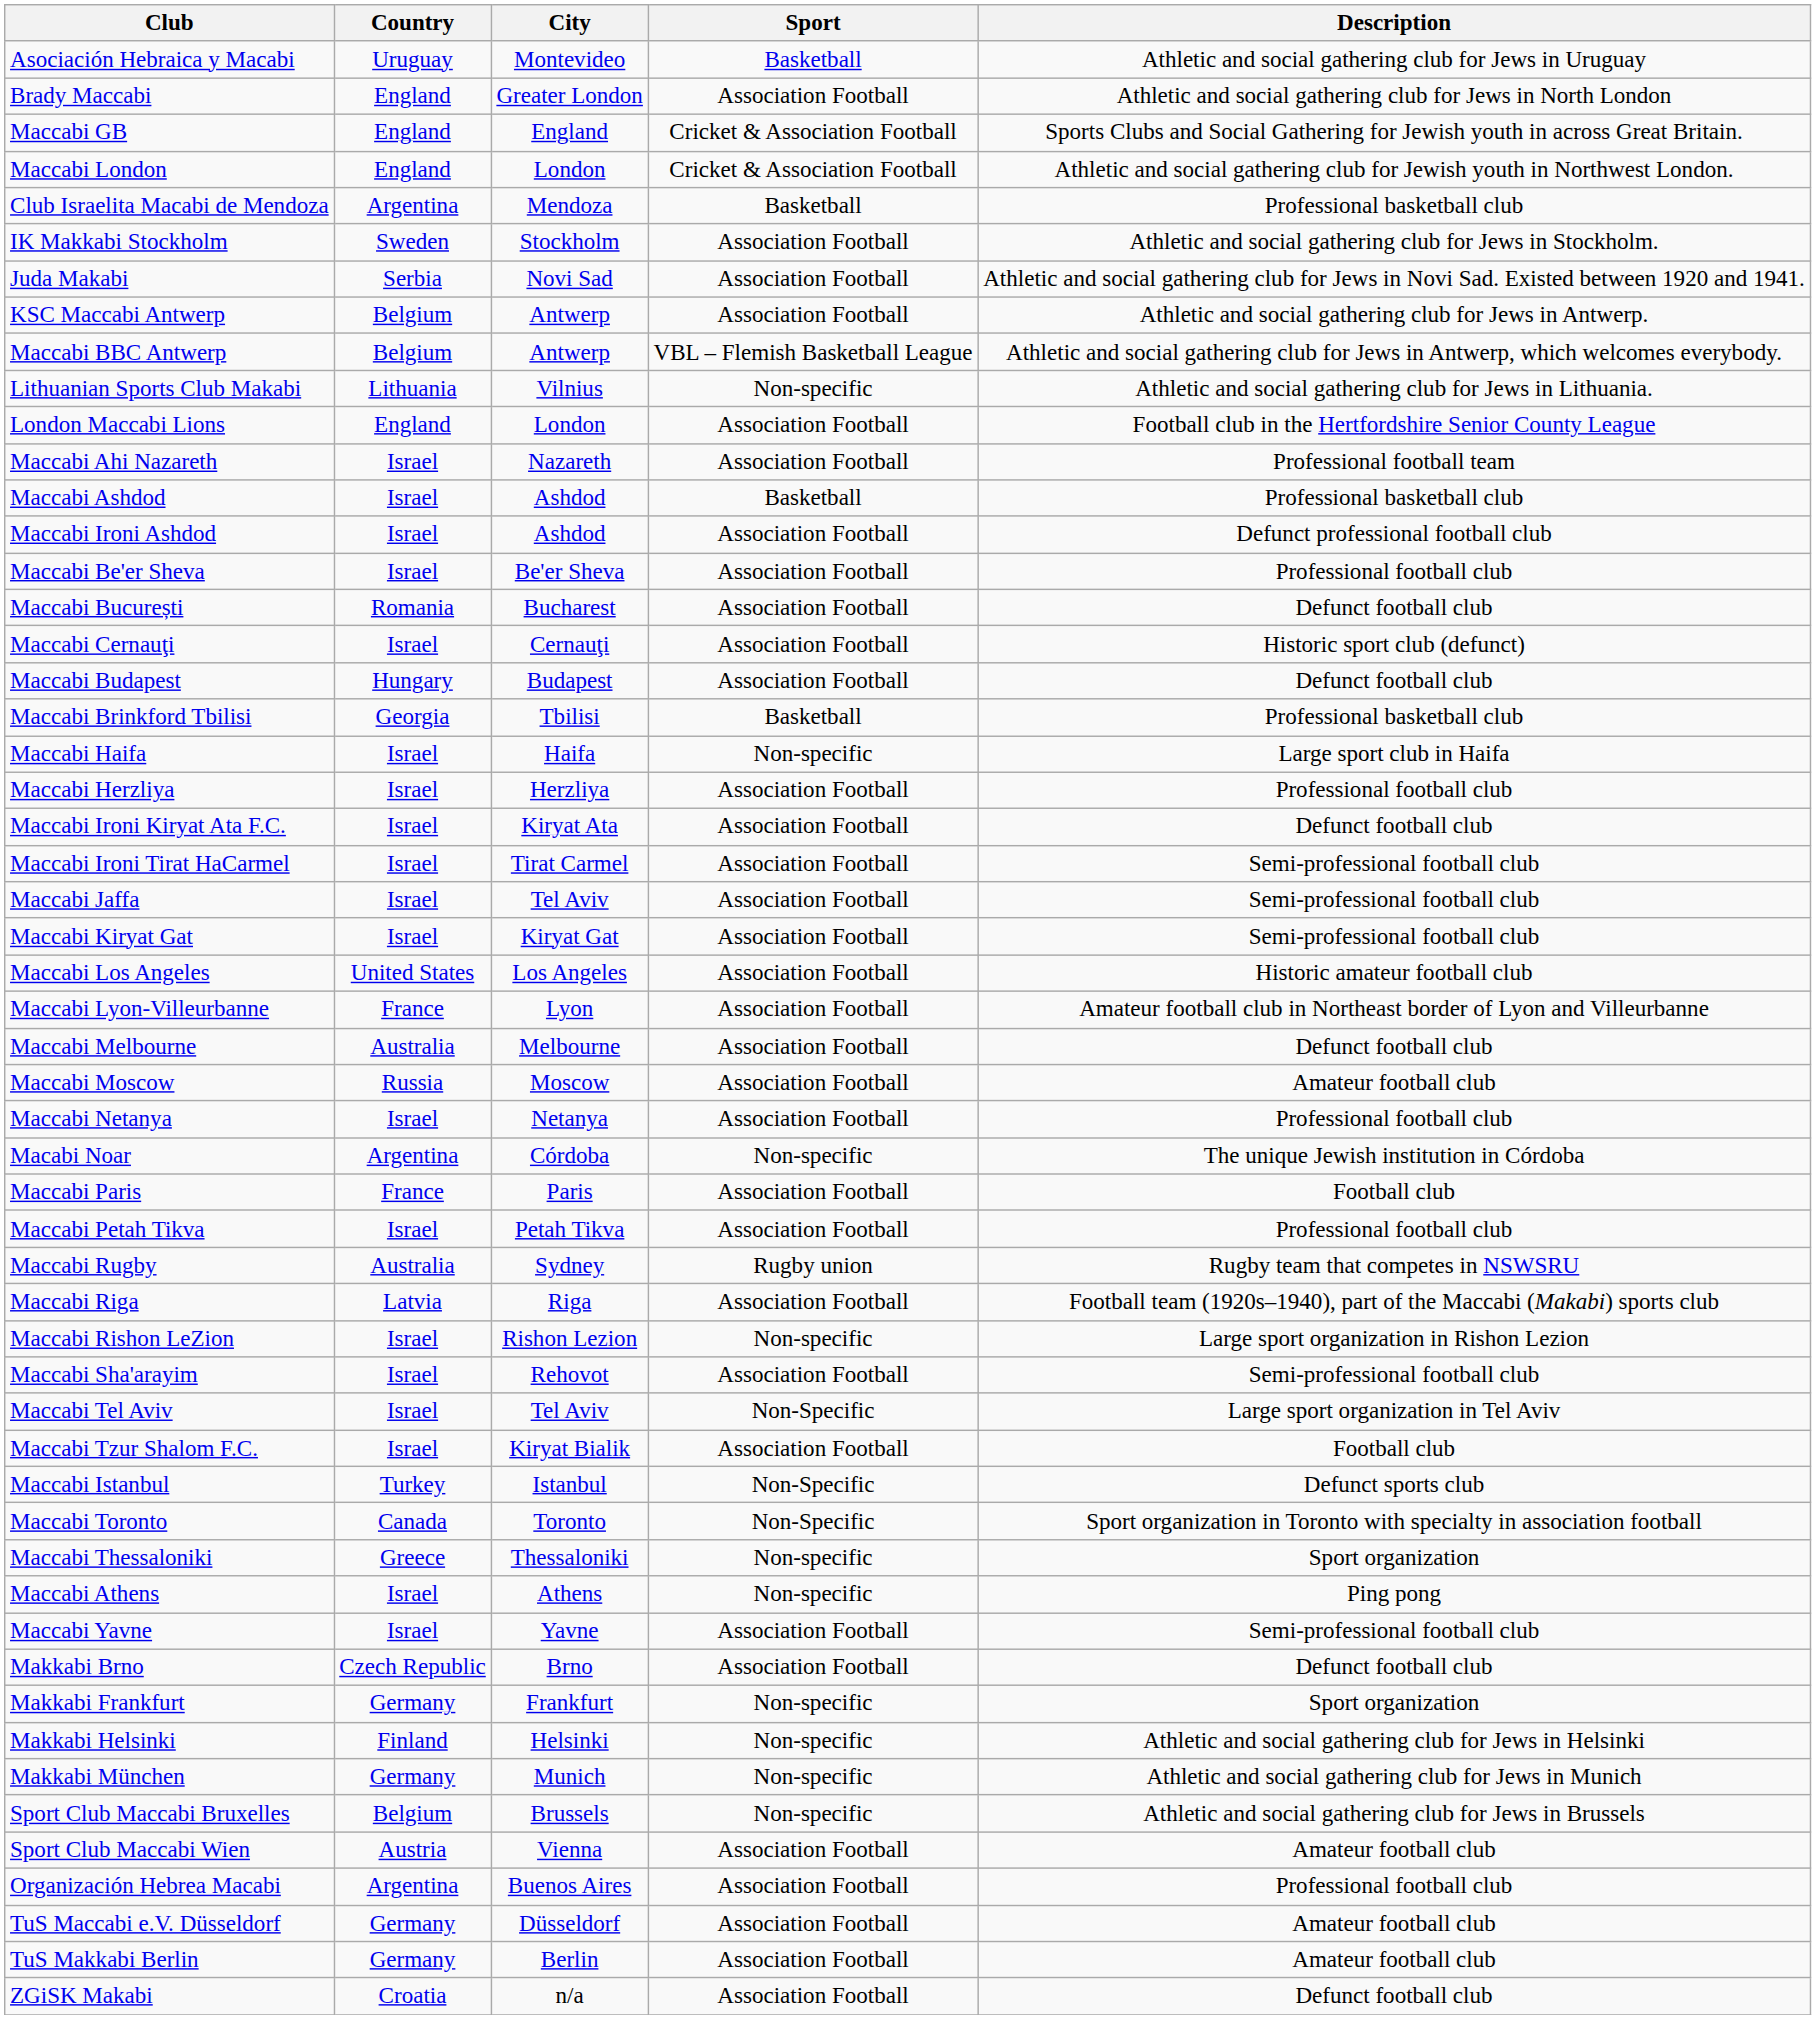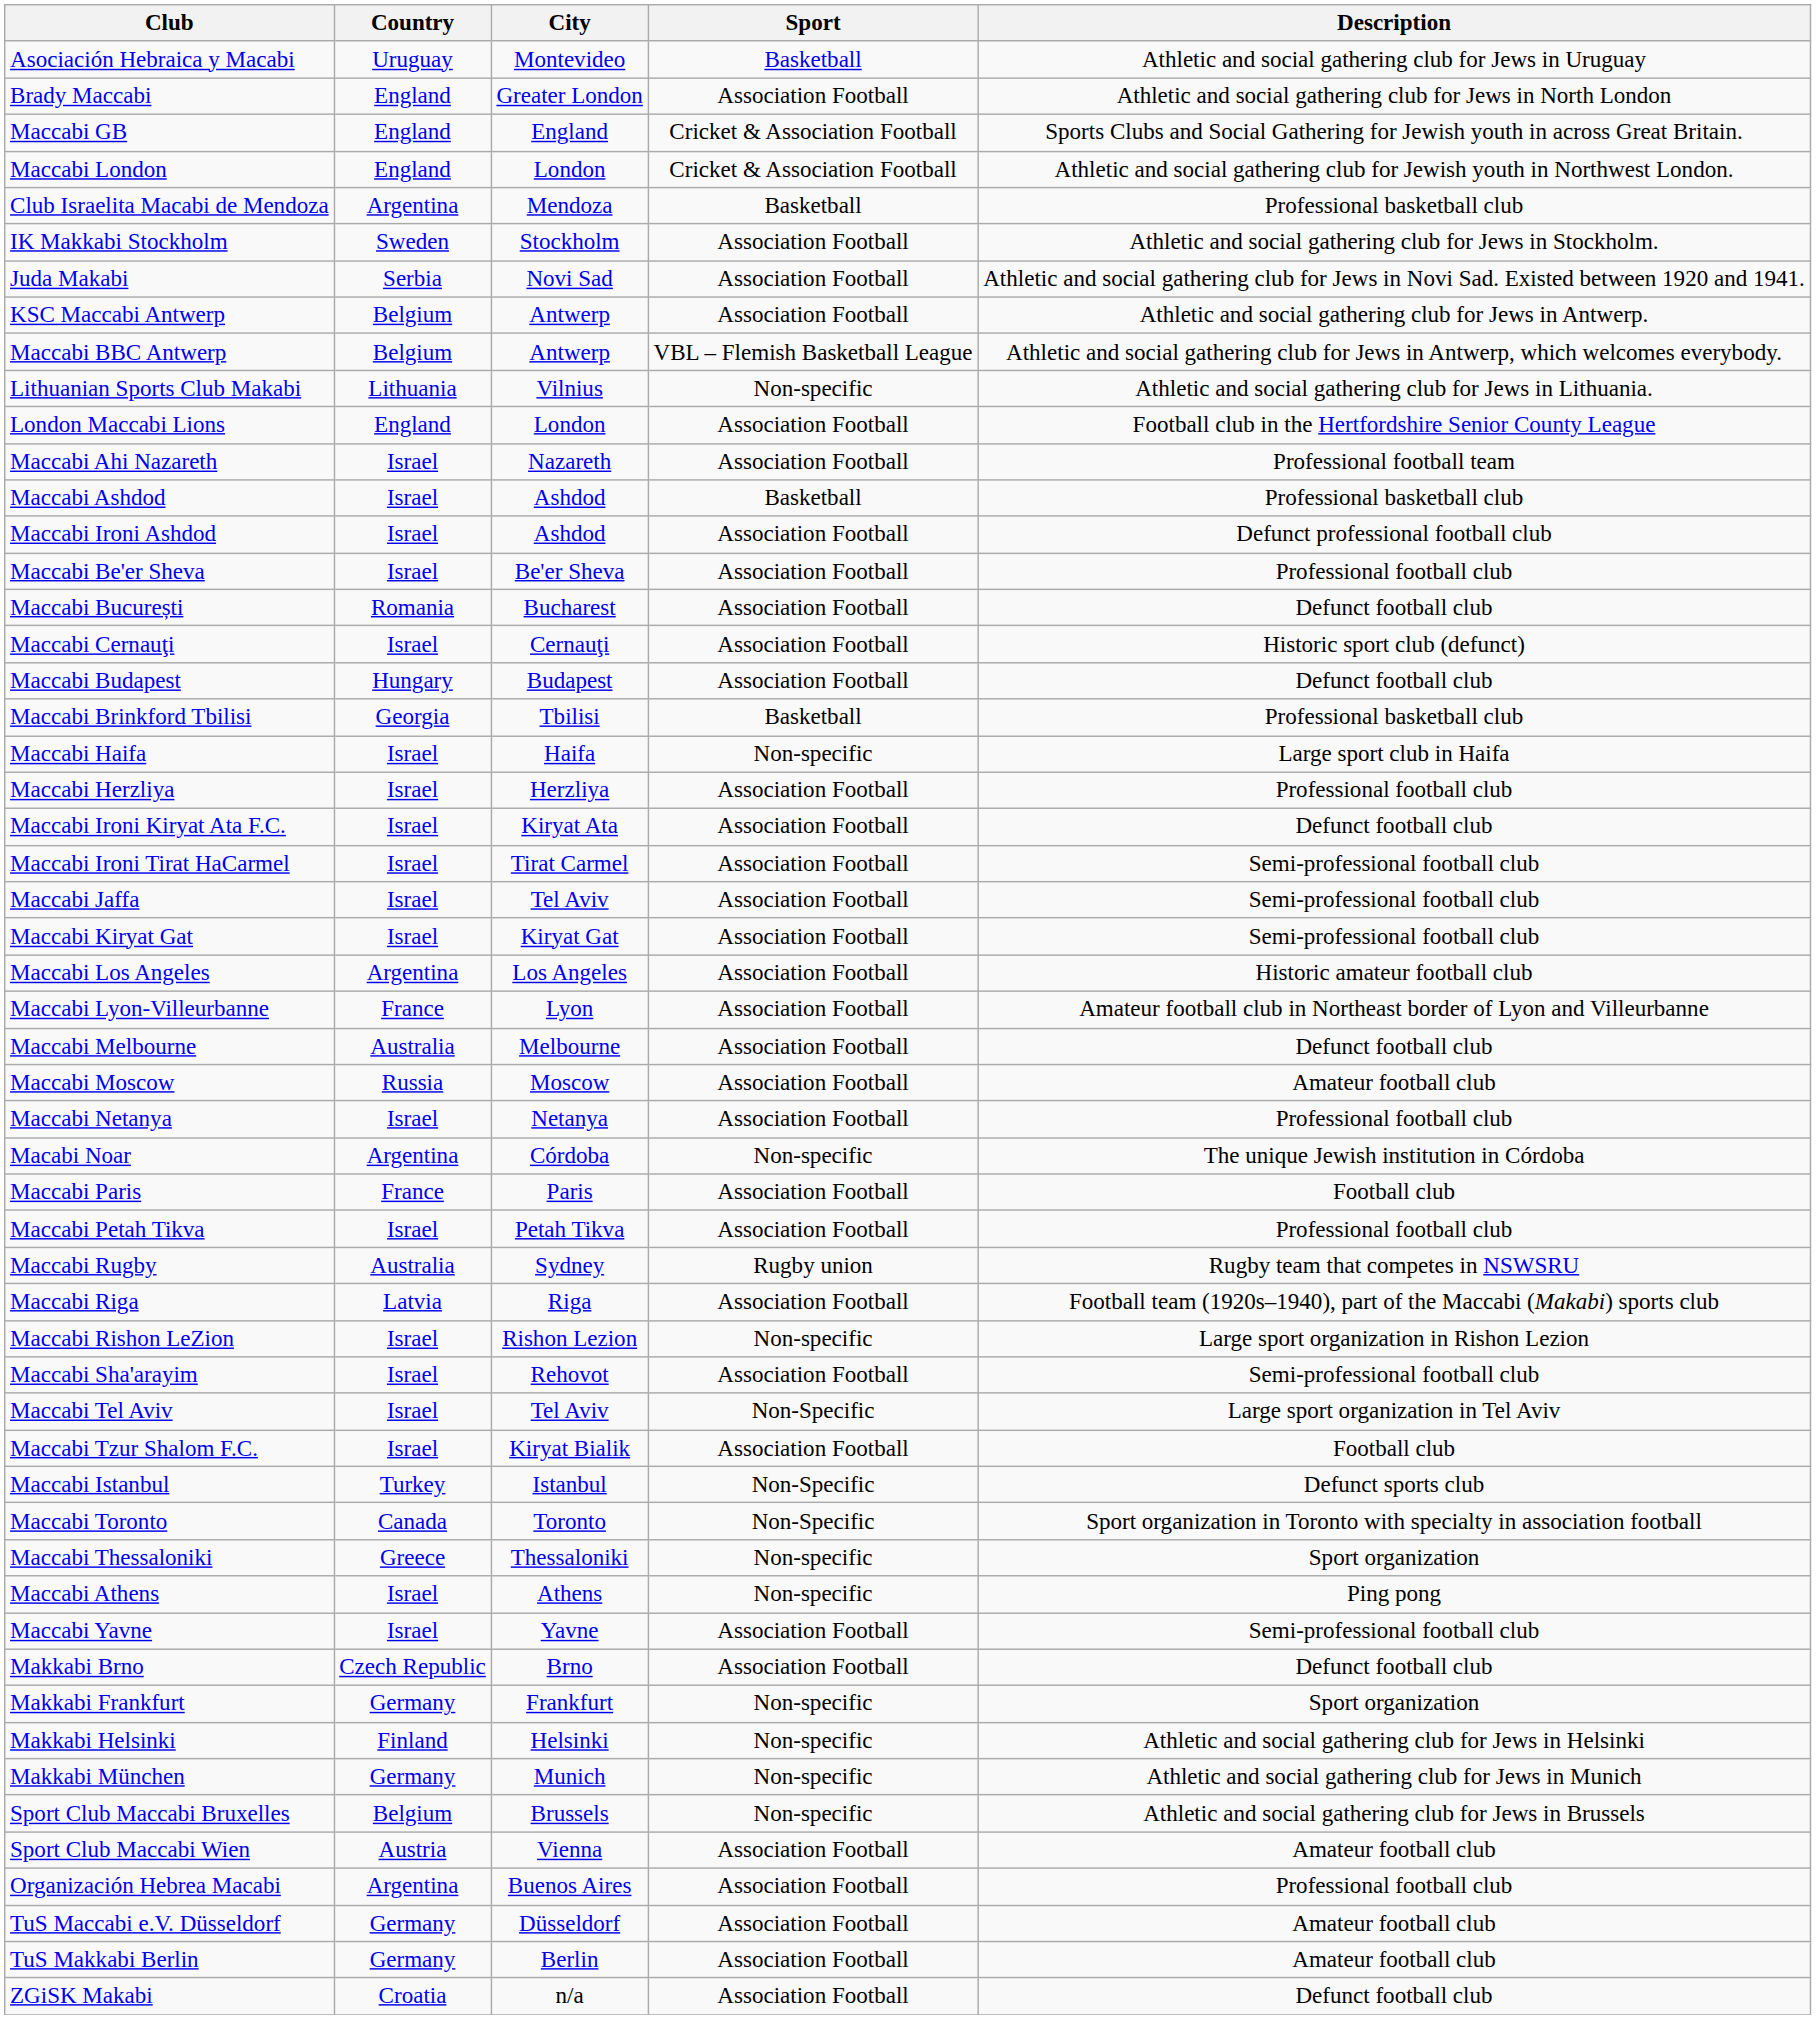(412, 972) United States -> (413, 972) Argentina
